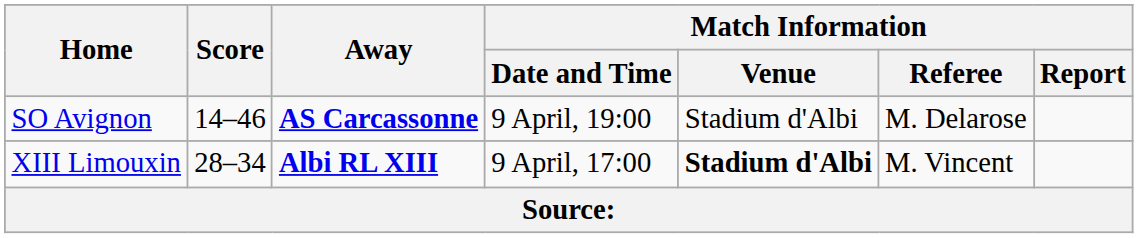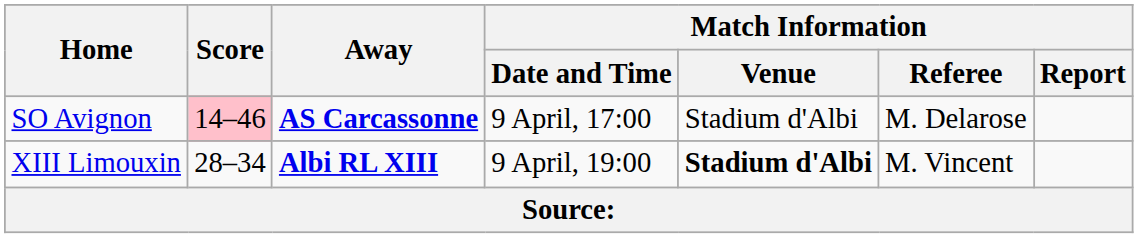(230, 118) no background -> (230, 118) pink background
(571, 118) 9 April, 19:00 -> (571, 118) 9 April, 17:00
(571, 163) 9 April, 17:00 -> (571, 163) 9 April, 19:00
